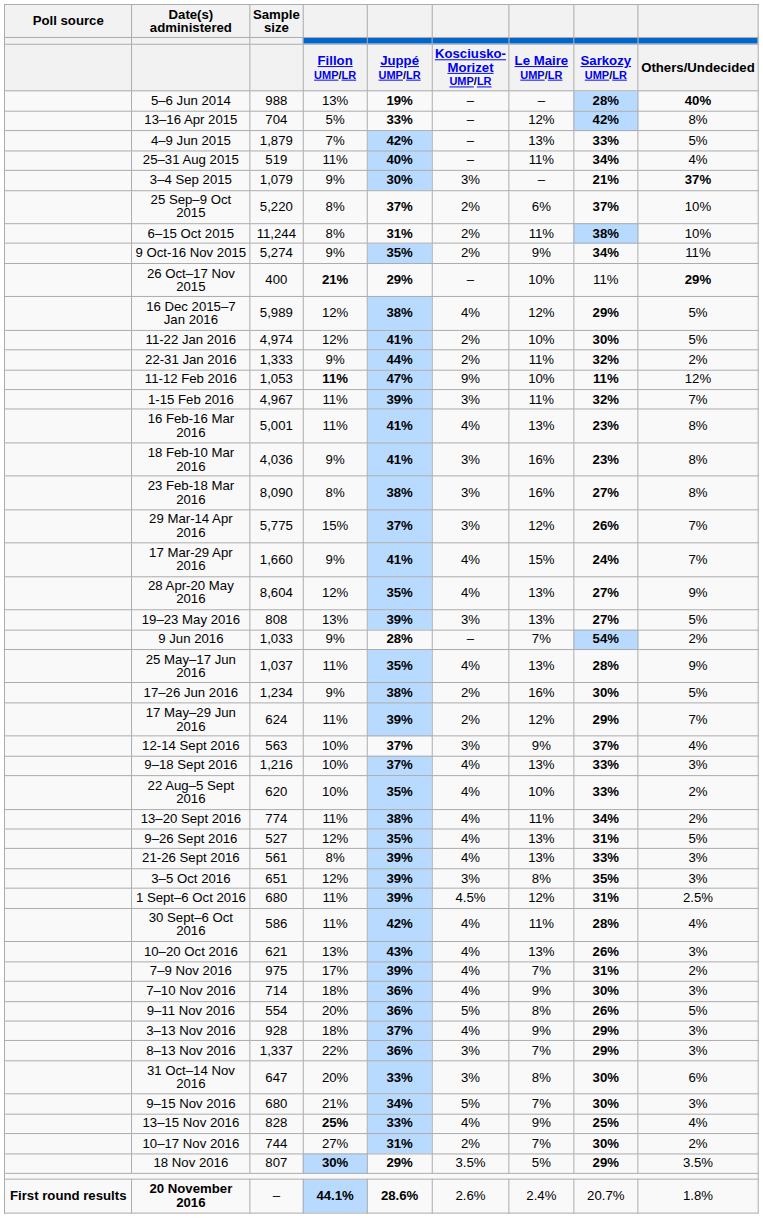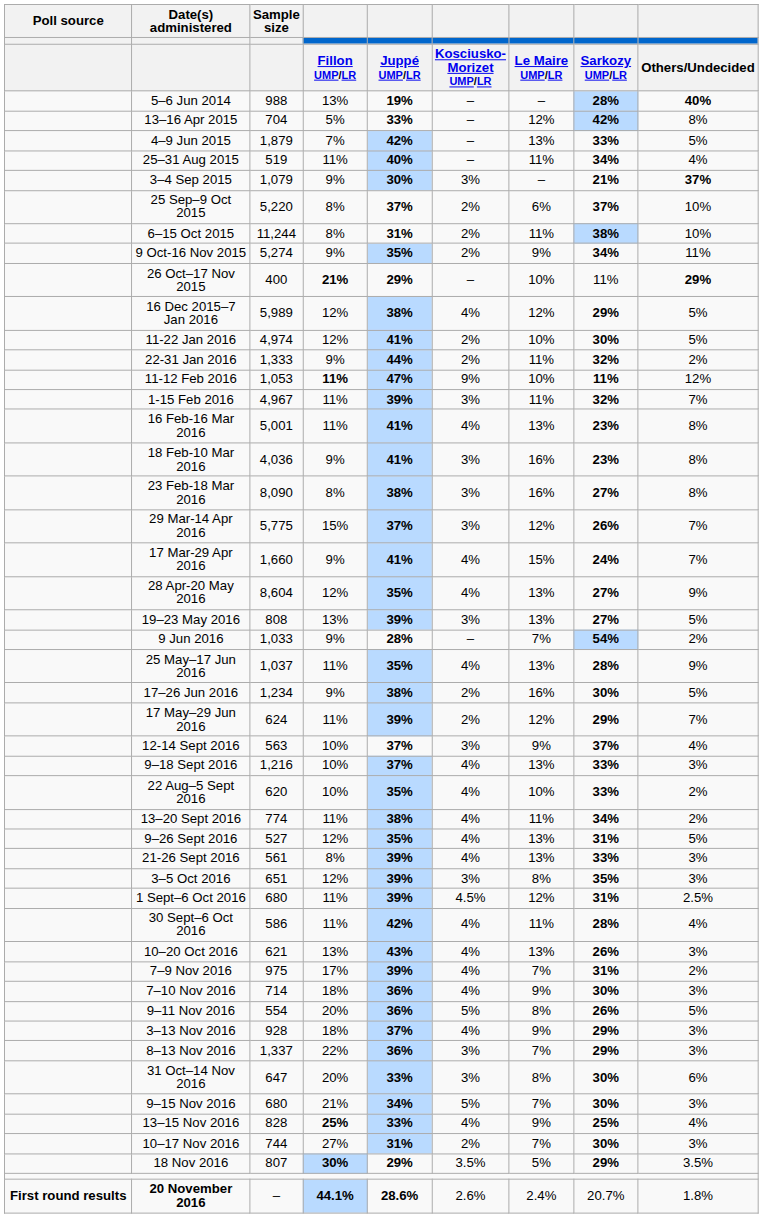(698, 1143) 2% -> (698, 1143) 3%
